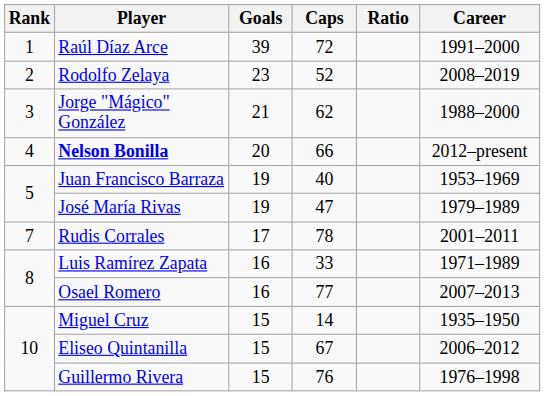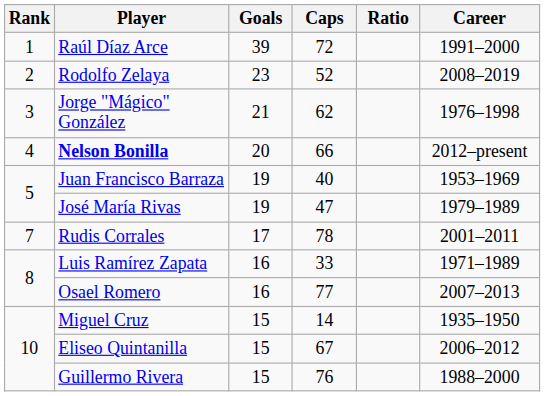(480, 113) 1988–2000 -> (480, 113) 1976–1998
(480, 376) 1976–1998 -> (480, 376) 1988–2000
